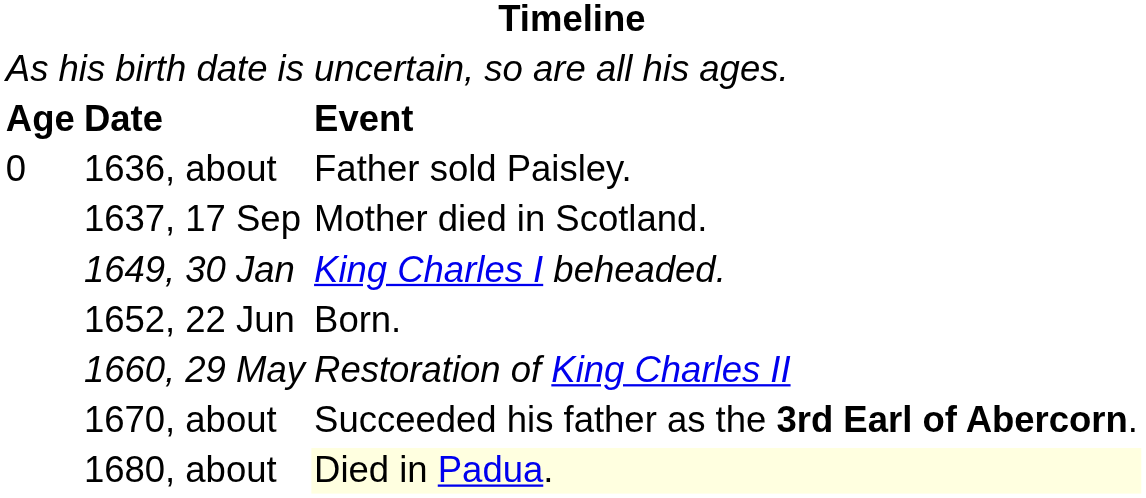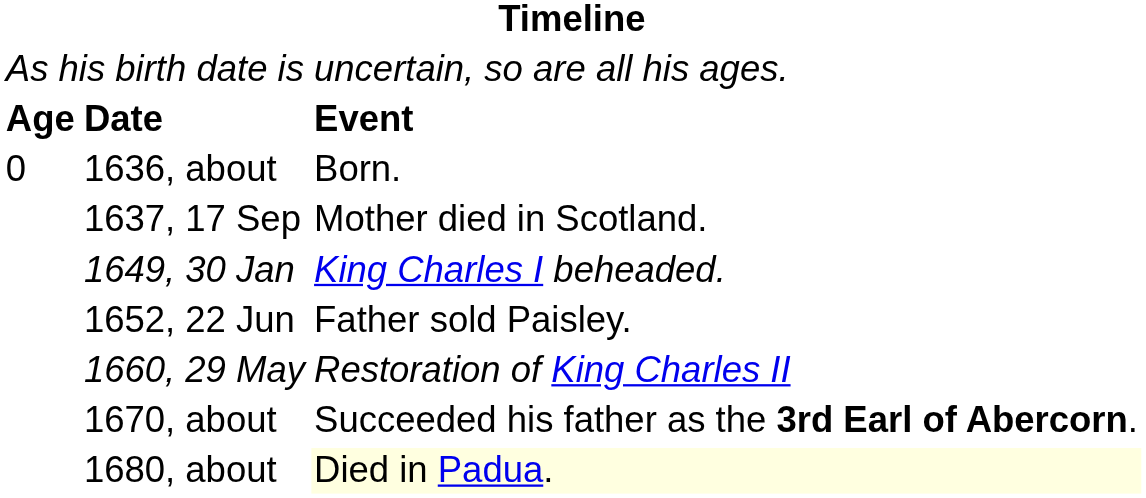(473, 169) Father sold Paisley. -> (358, 169) Born.
(358, 319) Born. -> (473, 319) Father sold Paisley.
